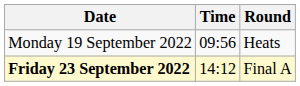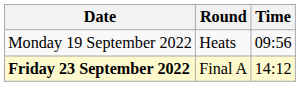columns swapped: (218, 17) <-> (268, 17)
